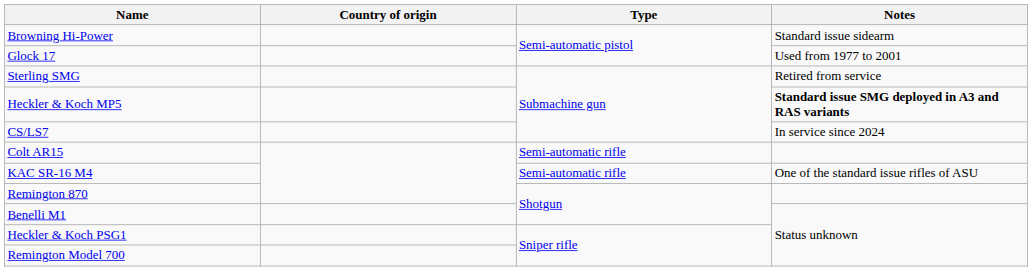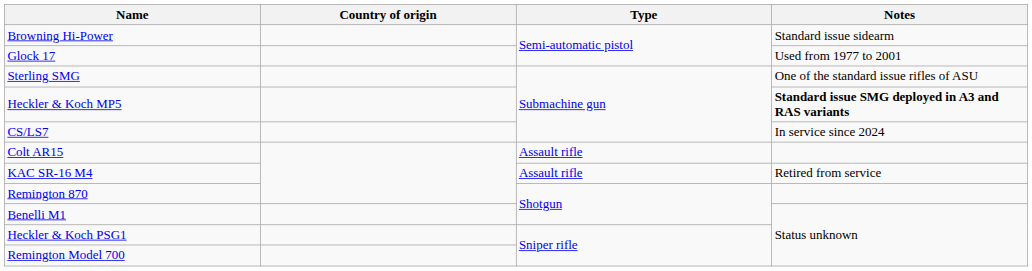(828, 76) Retired from service -> (876, 76) One of the standard issue rifles of ASU
(572, 152) Semi-automatic rifle -> (551, 152) Assault rifle
(572, 173) Semi-automatic rifle -> (551, 173) Assault rifle
(876, 173) One of the standard issue rifles of ASU -> (828, 173) Retired from service
